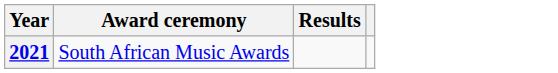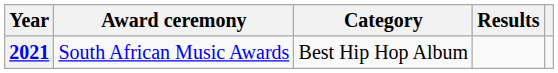+ column: (383, 20)
